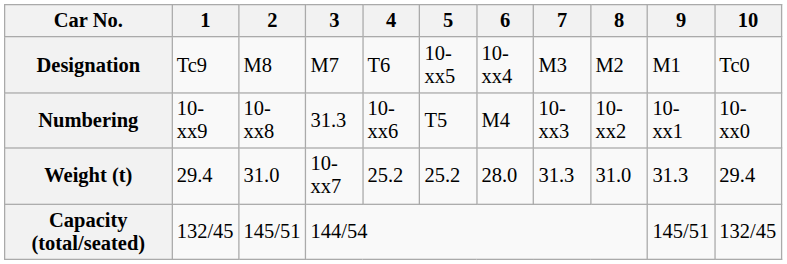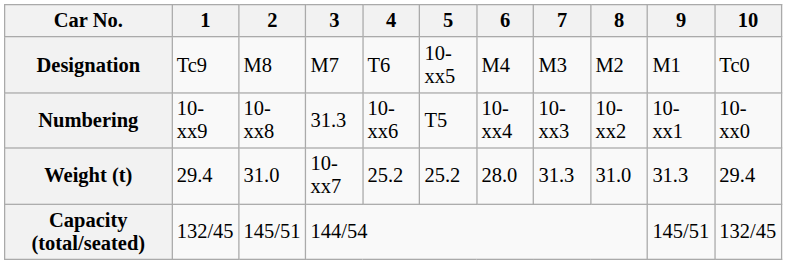(497, 64) 10-xx4 -> (496, 64) M4
(496, 120) M4 -> (497, 120) 10-xx4
